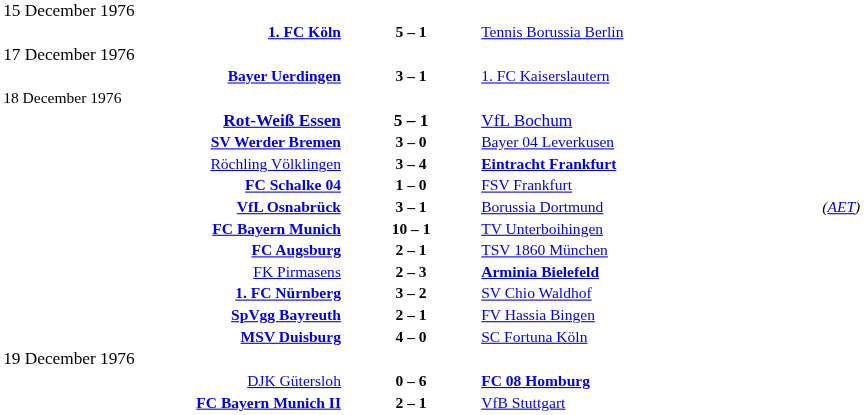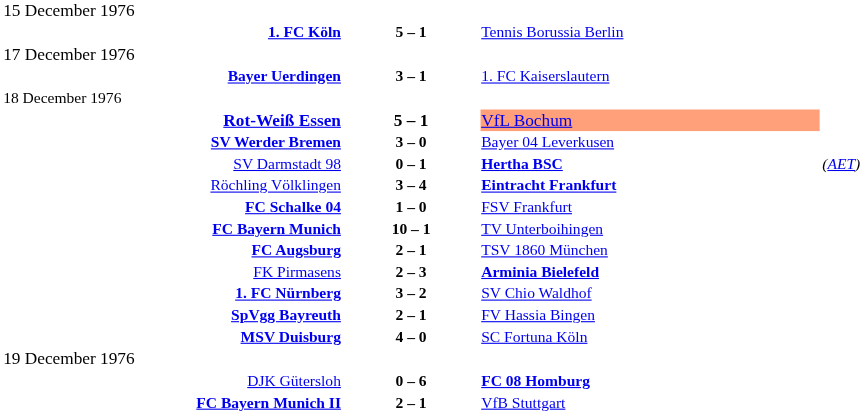(527, 120) no background -> (527, 120) lightsalmon background
+ row: (287, 163)
- row: (289, 207)
